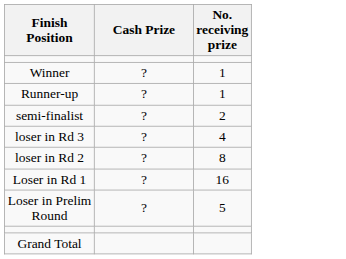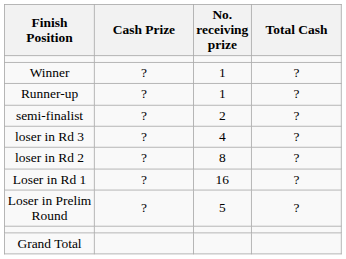+ column: (297, 30)
